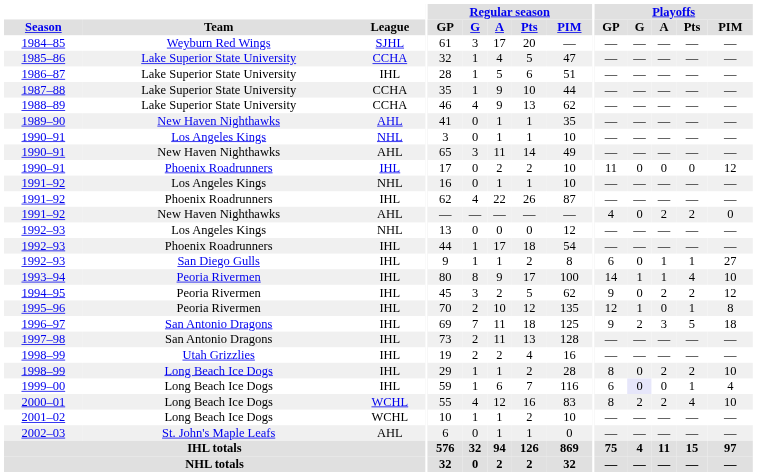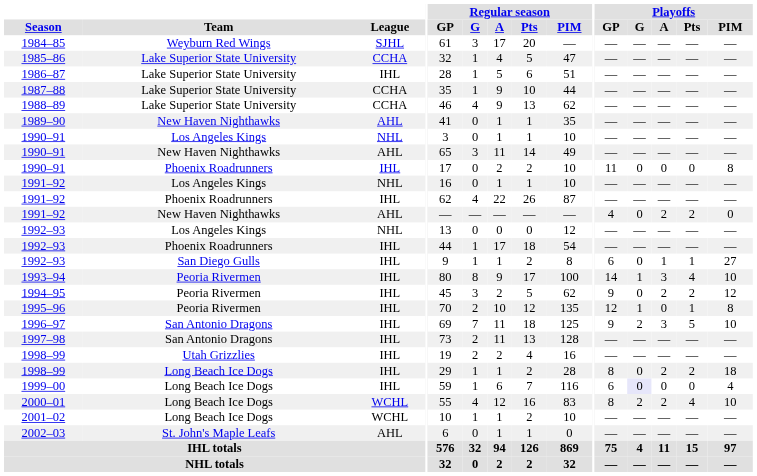(730, 167) 12 -> (730, 167) 8
(664, 277) 1 -> (664, 277) 3
(730, 323) 18 -> (730, 323) 10
(730, 370) 10 -> (730, 370) 18
(692, 386) 1 -> (692, 386) 0
